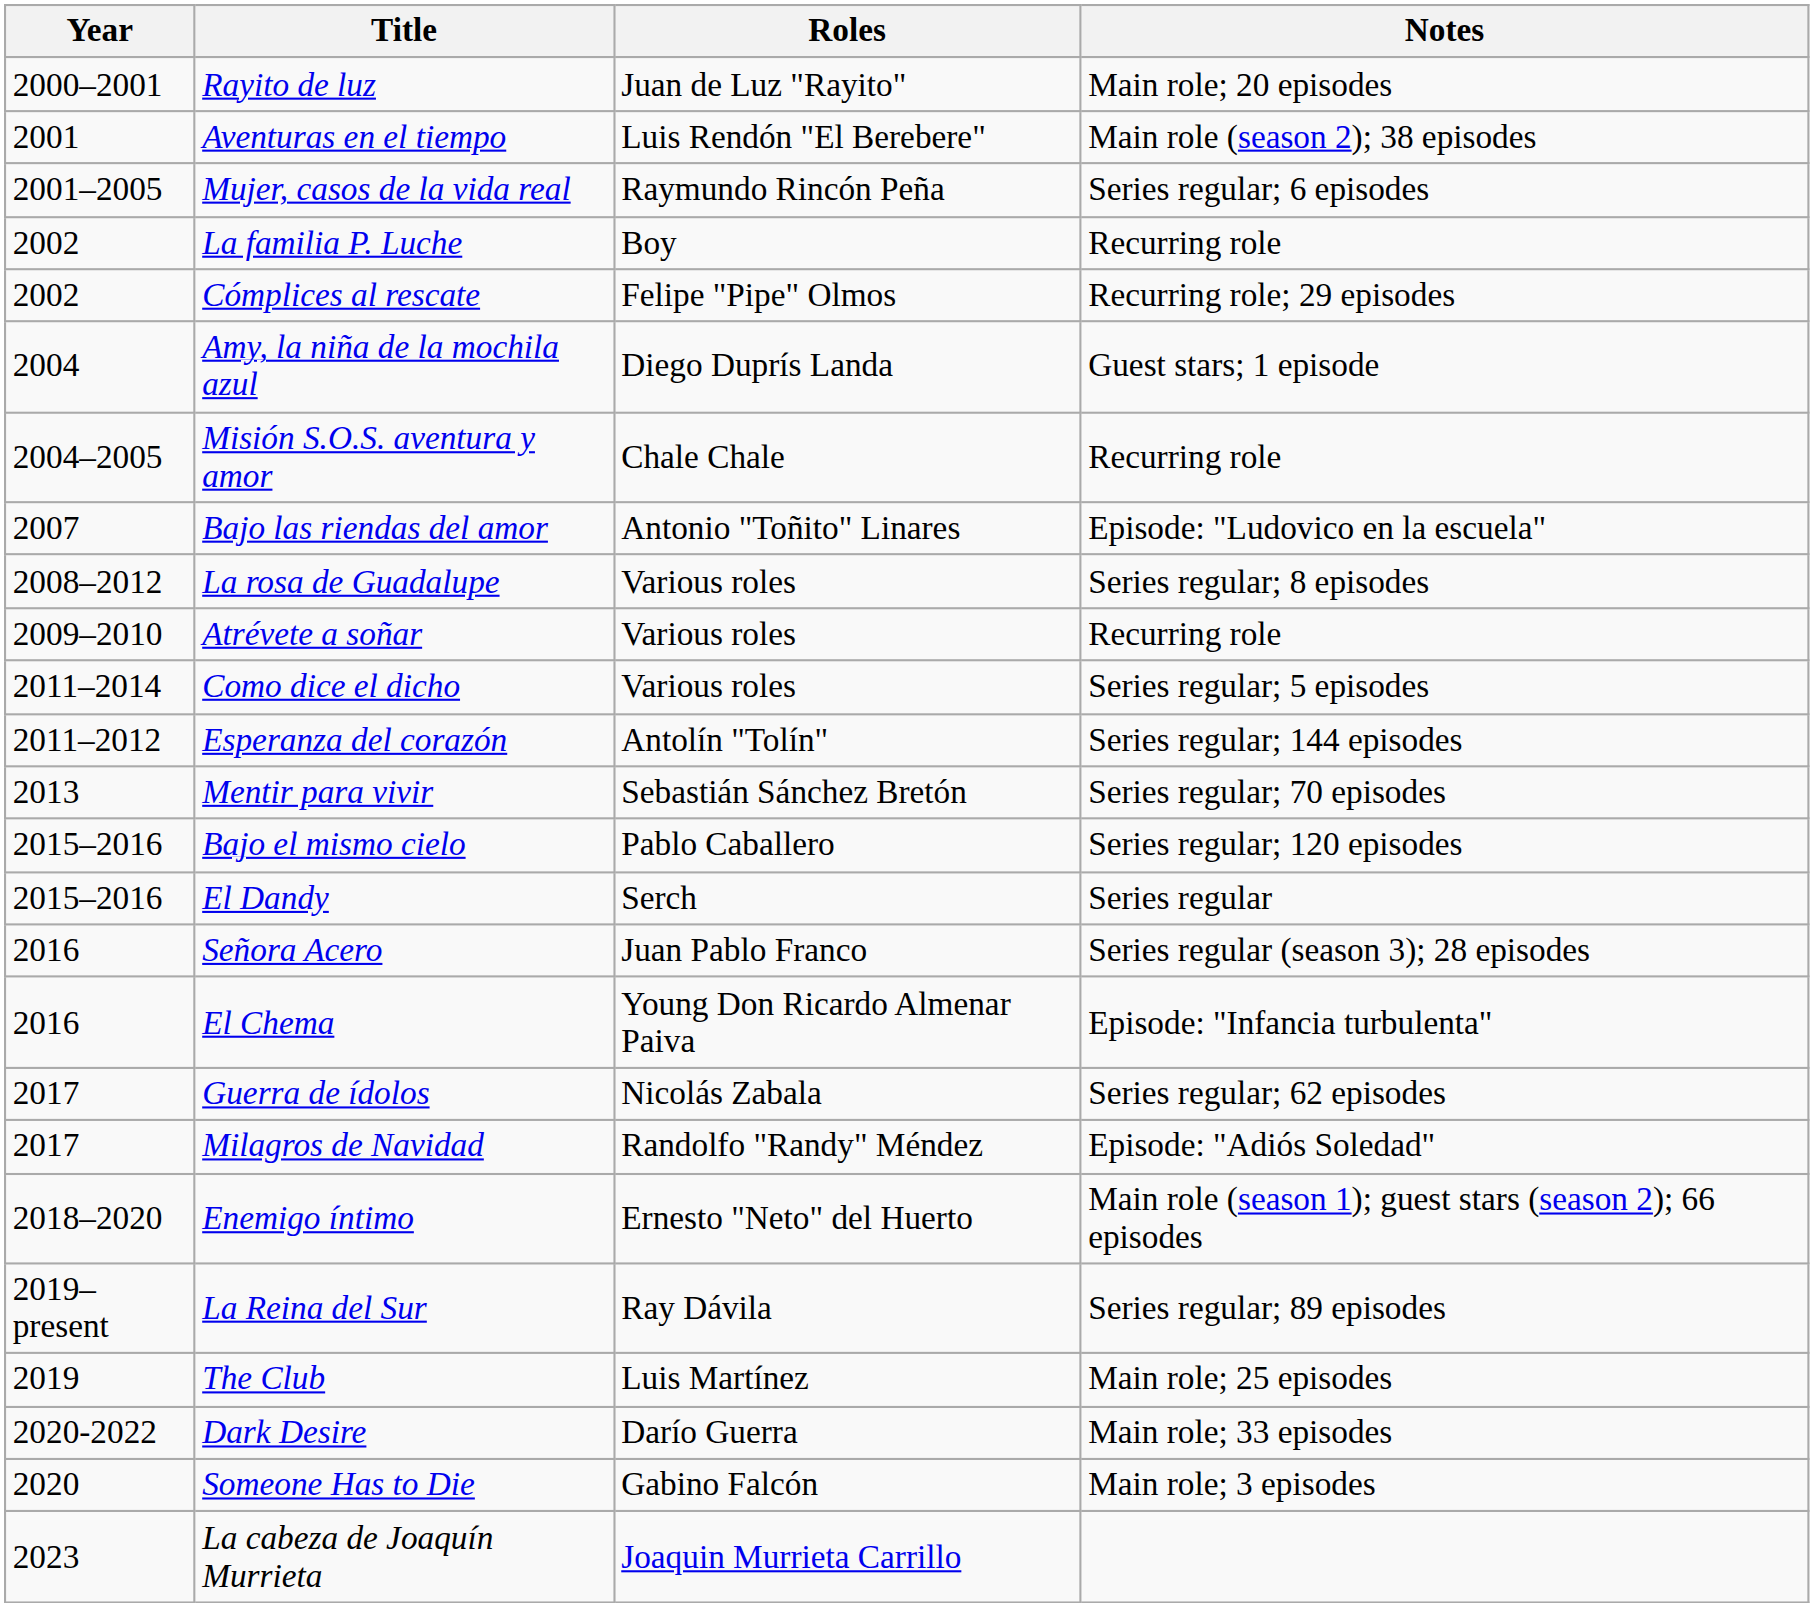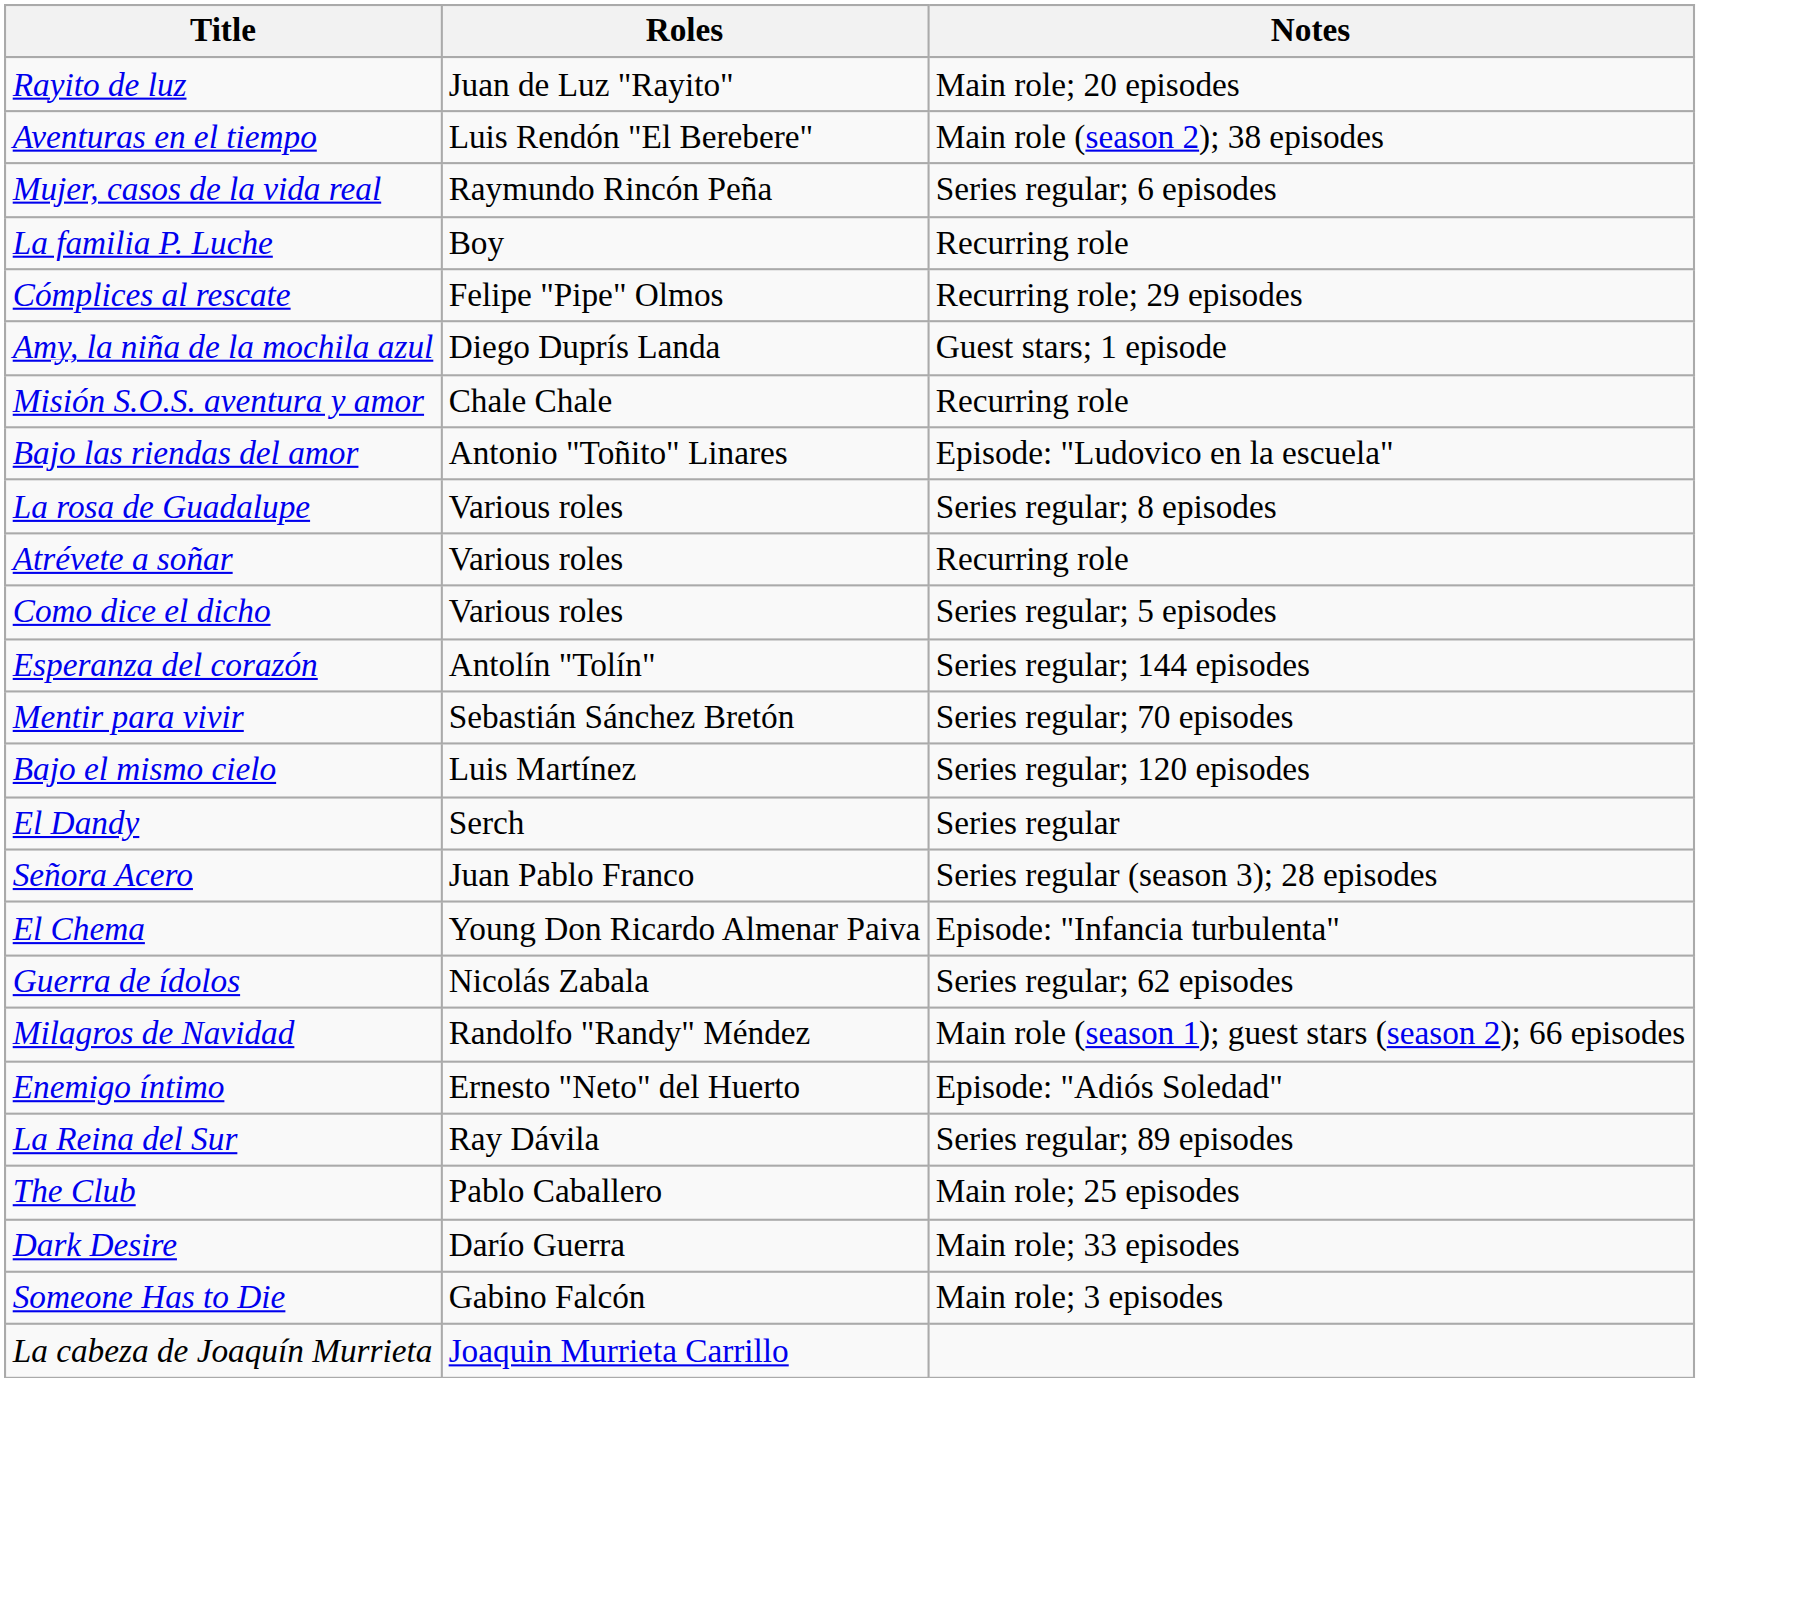- column: (100, 30)
(728, 844) Pablo Caballero -> (542, 769) Luis Martínez
(1262, 1146) Episode: "Adiós Soledad" -> (1310, 1033) Main role (season 1); guest stars (season 2); 66 episodes
(1402, 1217) Main role (season 1); guest stars (season 2); 66 episodes -> (1109, 1086) Episode: "Adiós Soledad"
(715, 1379) Luis Martínez -> (555, 1192) Pablo Caballero
